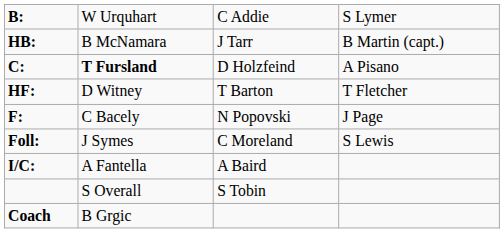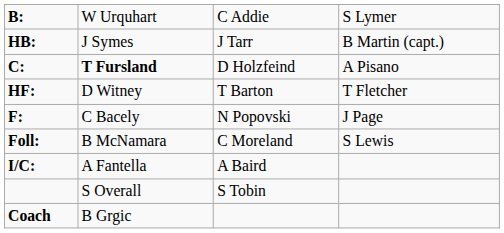(124, 41) B McNamara -> (108, 41) J Symes
(108, 141) J Symes -> (124, 141) B McNamara
